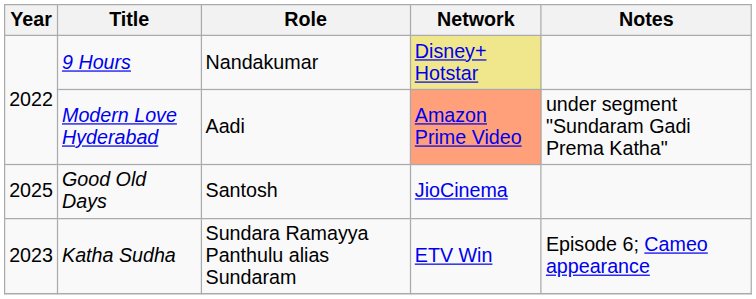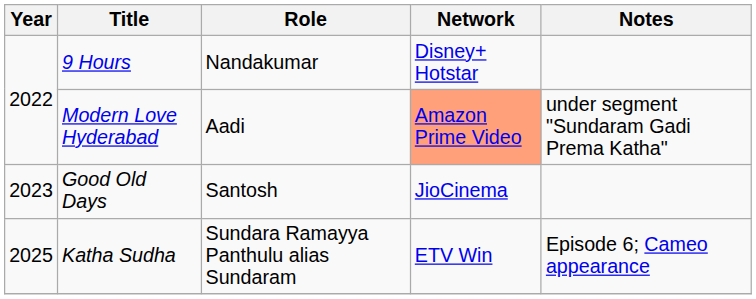(451, 62) khaki background -> (451, 62) no background
(31, 191) 2025 -> (31, 191) 2023
(31, 255) 2023 -> (31, 255) 2025
